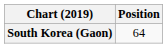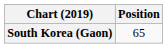(139, 33) 64 -> (139, 33) 65
